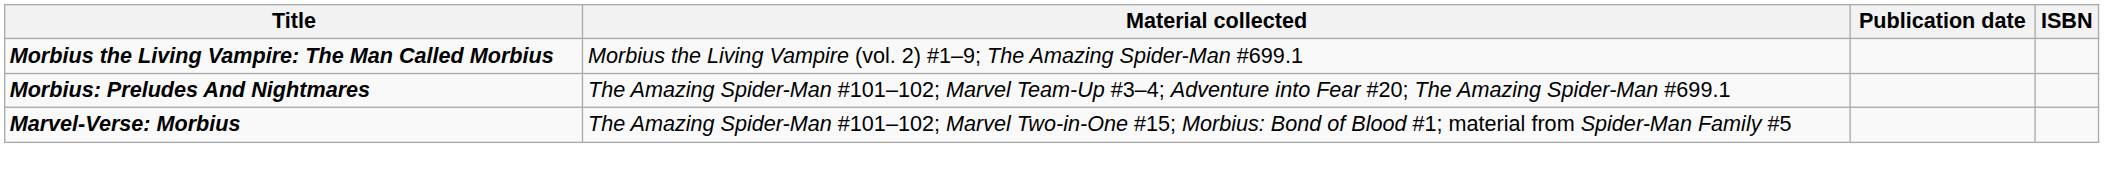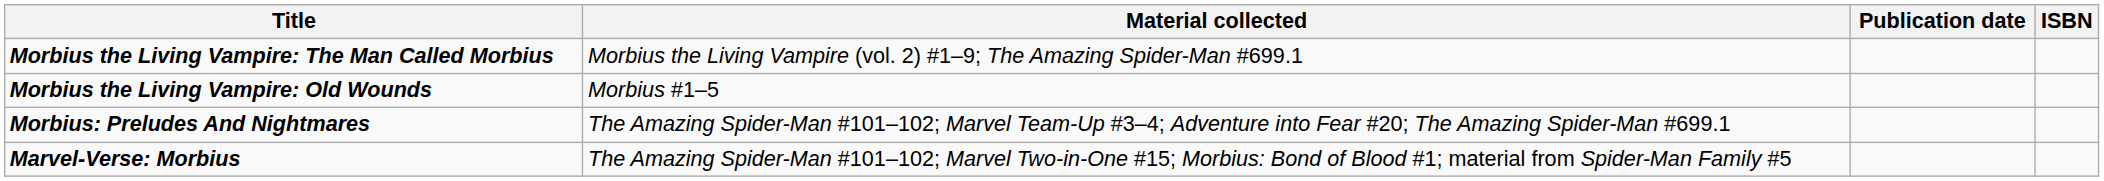+ row: (221, 90)
